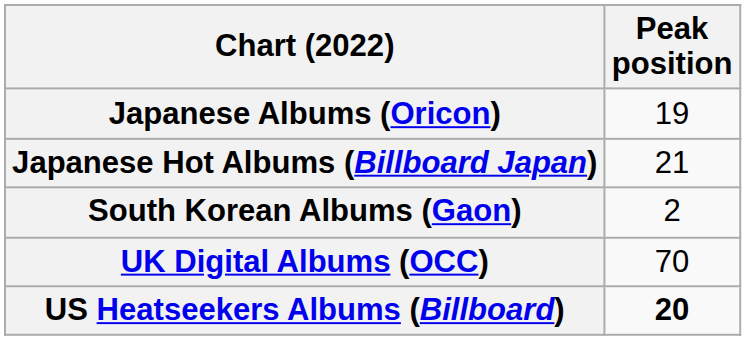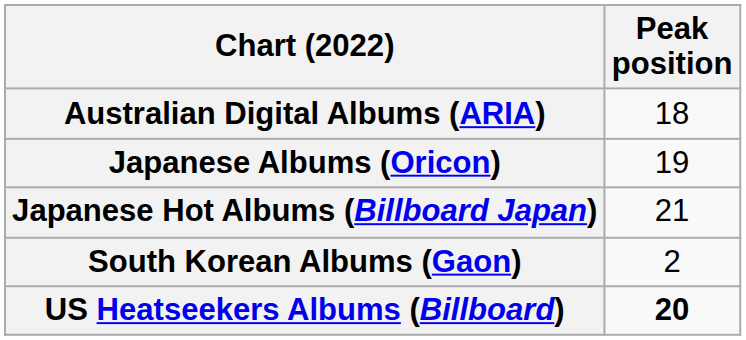+ row: (305, 113)
- row: (305, 260)
